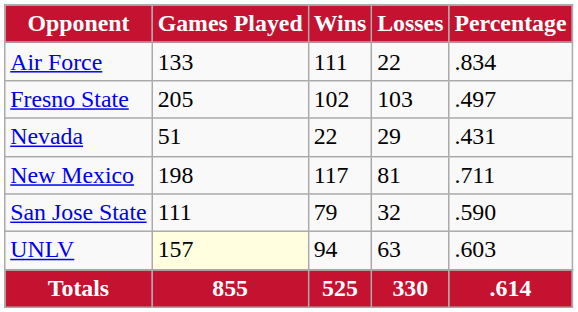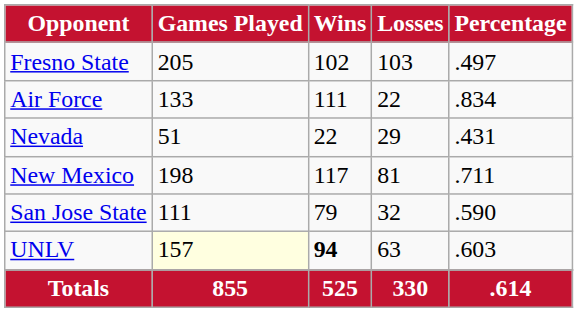rows swapped: (56, 61) <-> (70, 99)
(326, 250) normal -> (326, 250) bold
